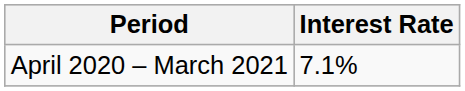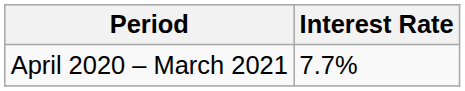(329, 65) 7.1% -> (329, 65) 7.7%
